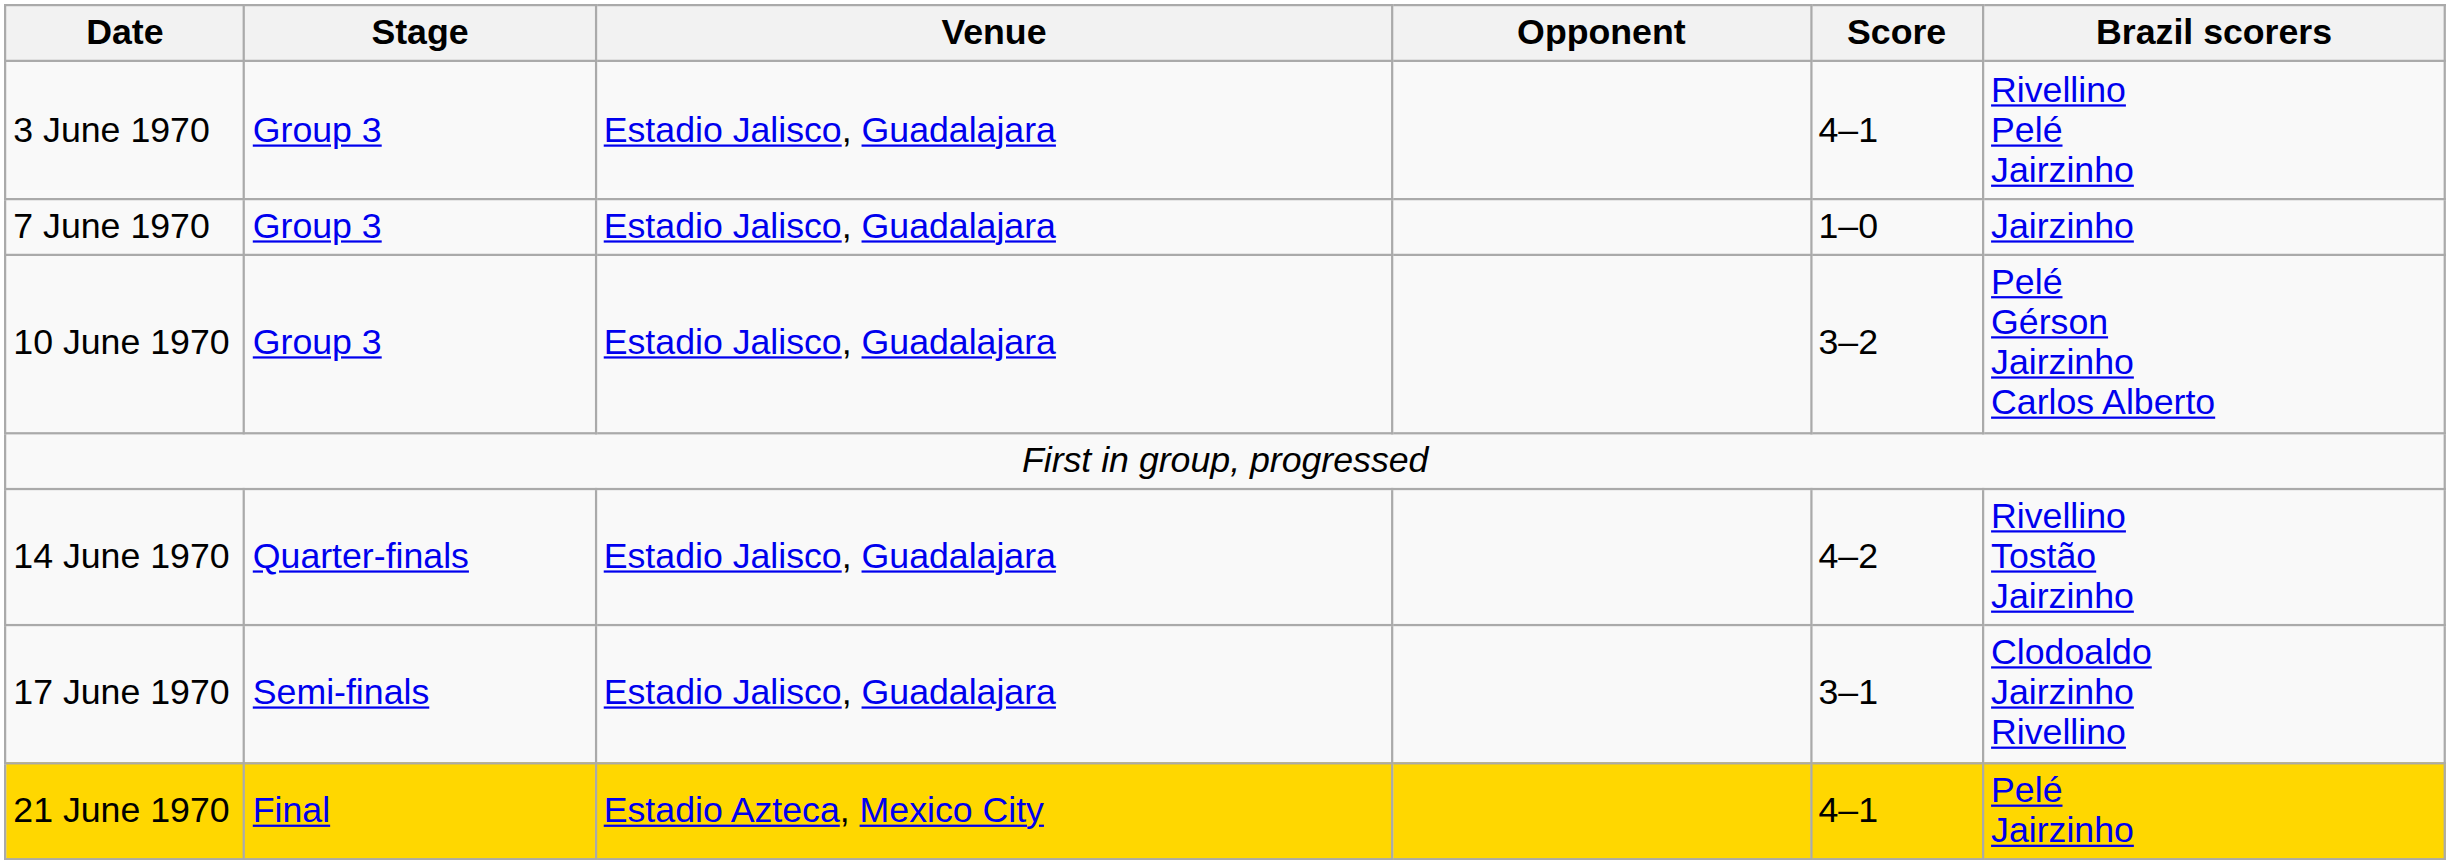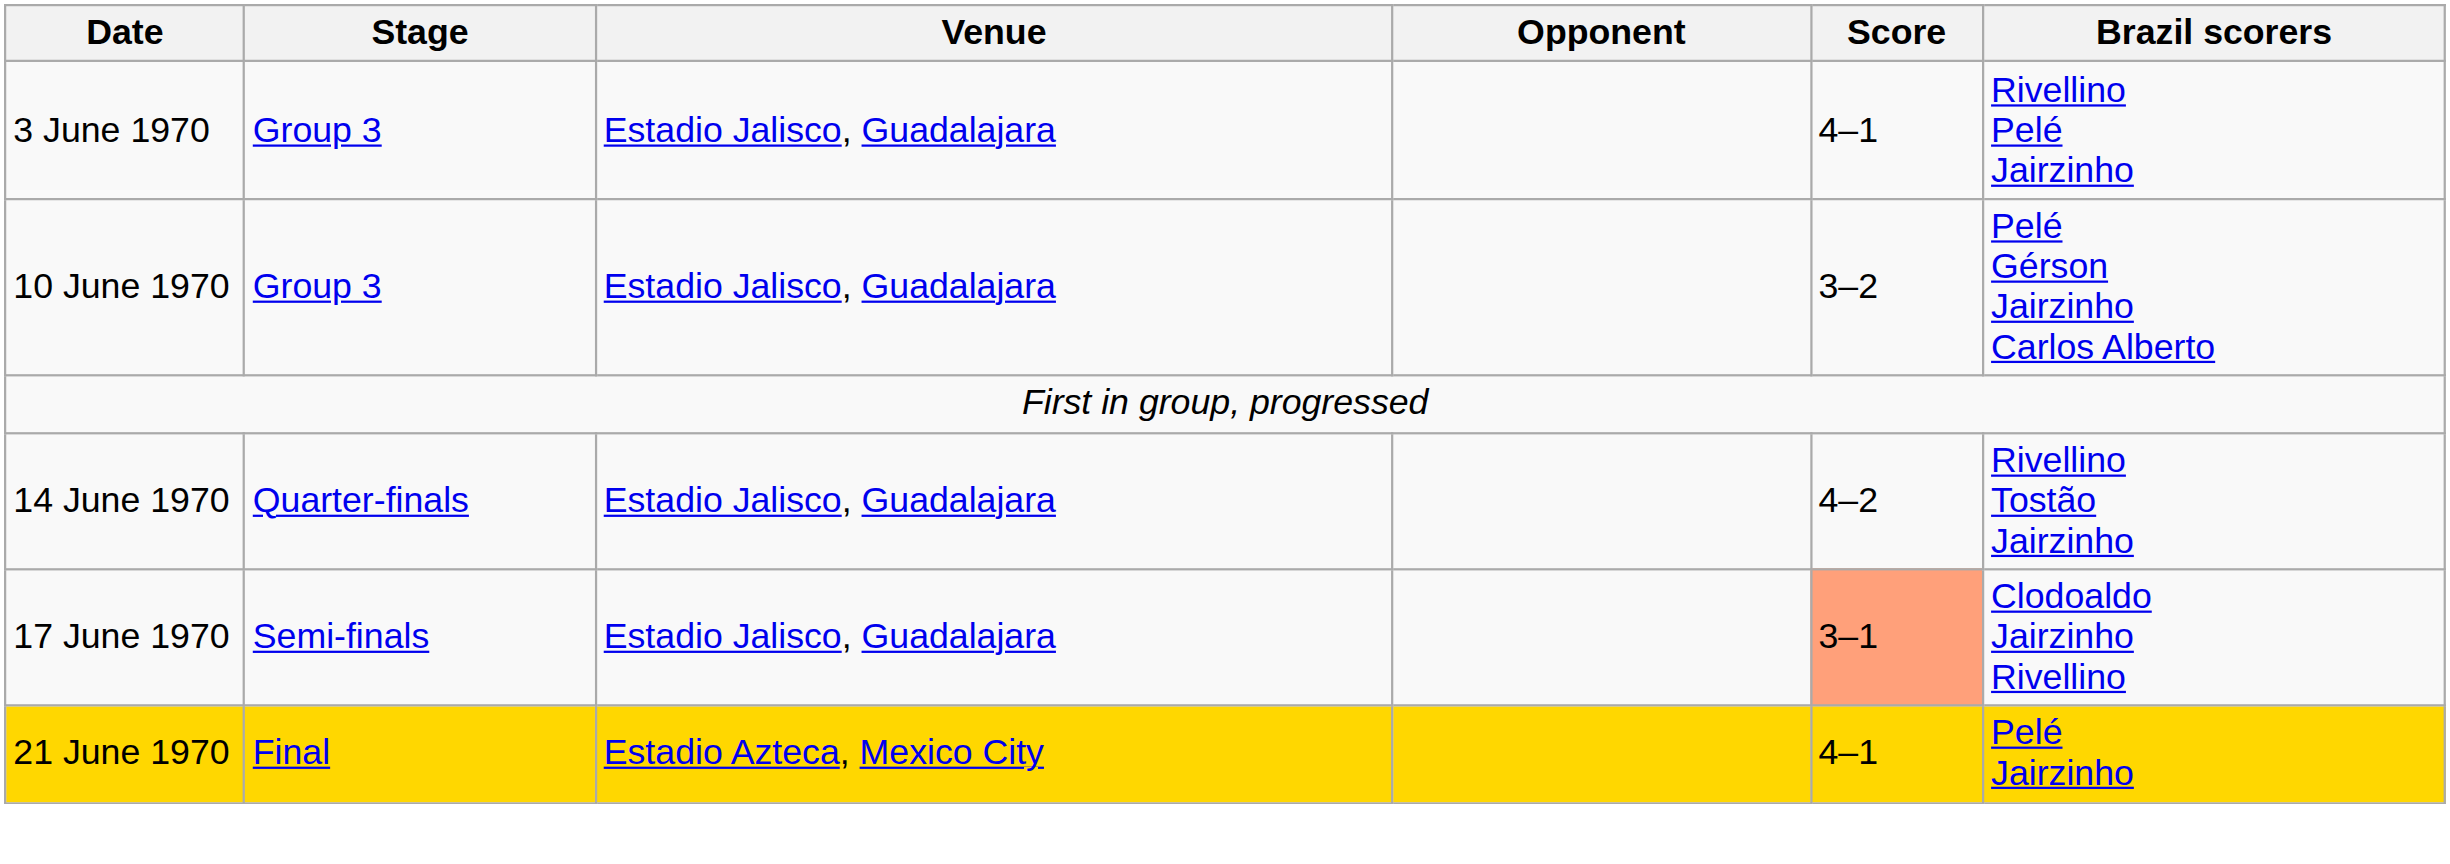- row: (112, 226)
(1848, 693) no background -> (1848, 636) lightsalmon background
